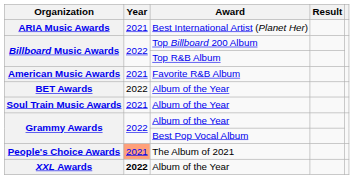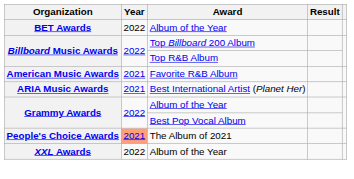rows swapped: (64, 89) <-> (64, 27)
- row: (64, 105)
(137, 167) bold -> (134, 151) normal
